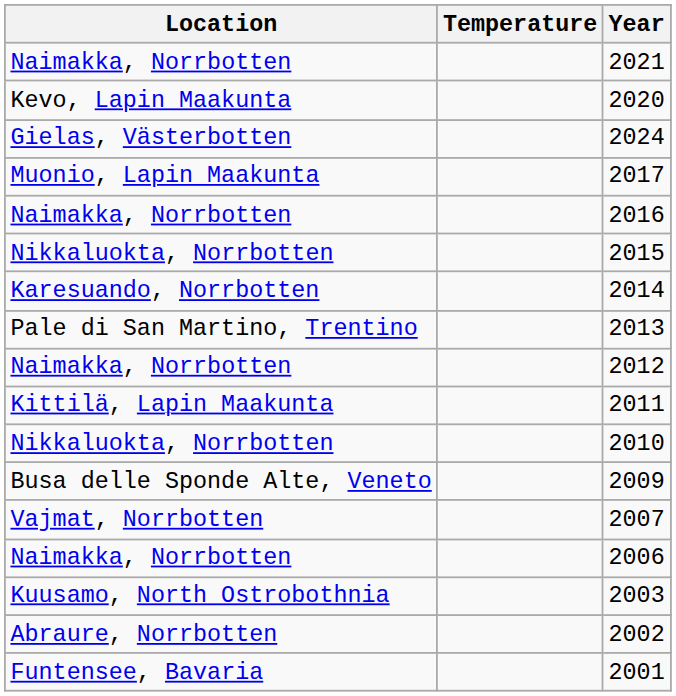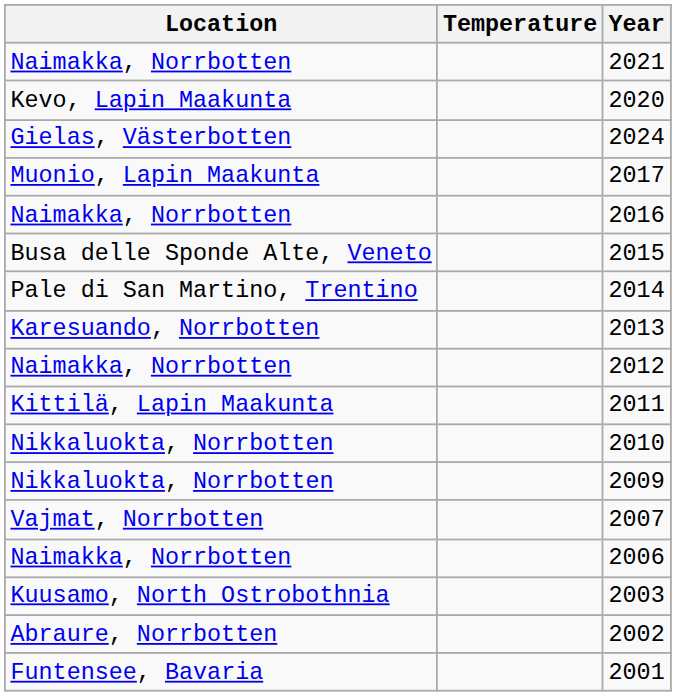(172, 253) Nikkaluokta, Norrbotten -> (221, 253) Busa delle Sponde Alte, Veneto
(165, 291) Karesuando, Norrbotten -> (214, 291) Pale di San Martino, Trentino
(214, 329) Pale di San Martino, Trentino -> (165, 329) Karesuando, Norrbotten
(221, 482) Busa delle Sponde Alte, Veneto -> (172, 482) Nikkaluokta, Norrbotten
